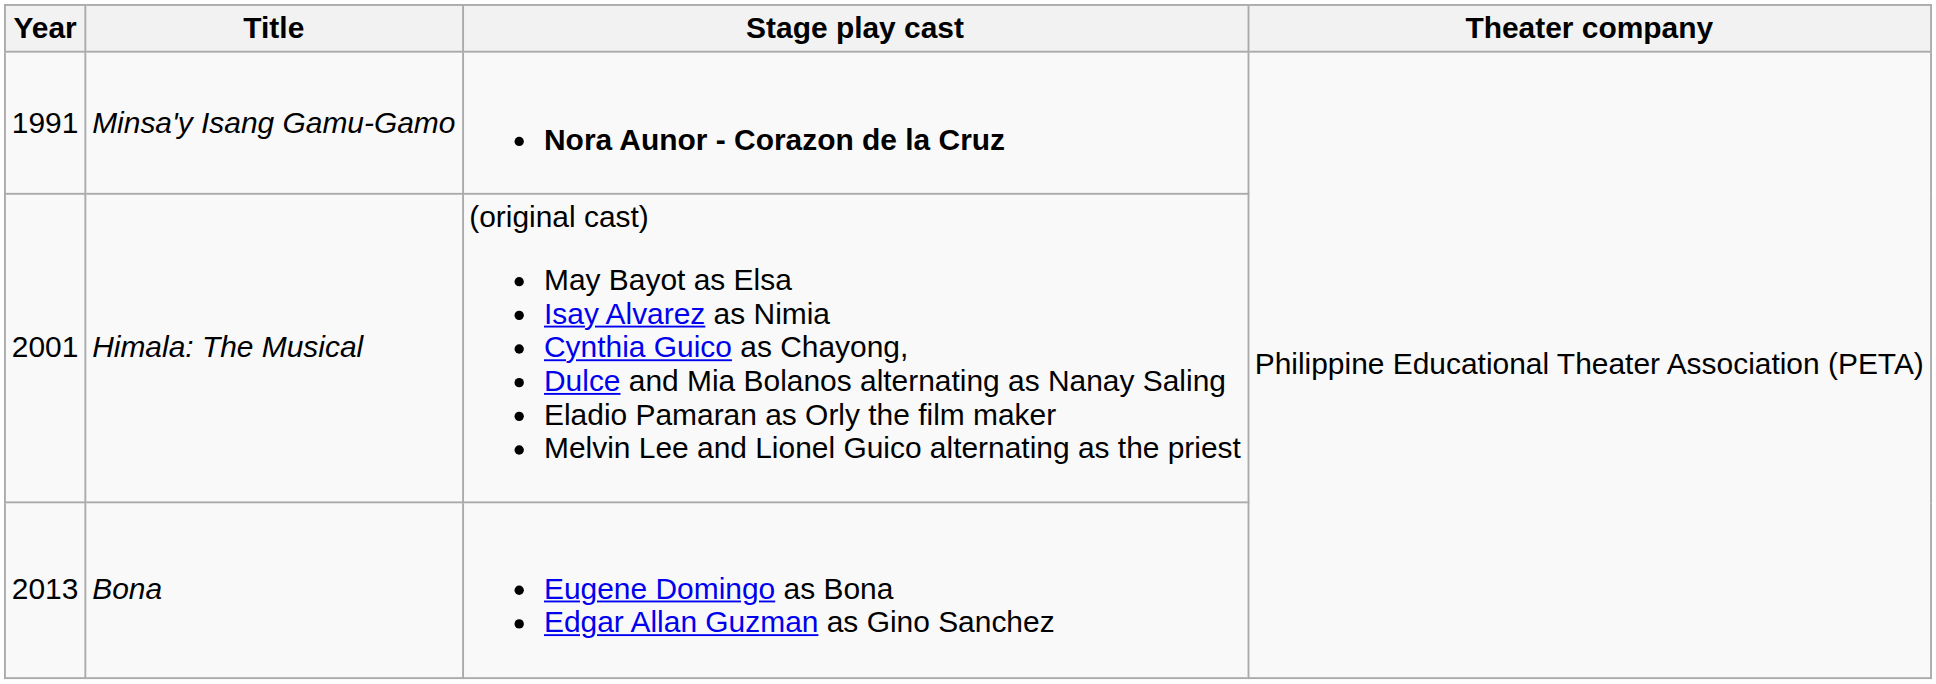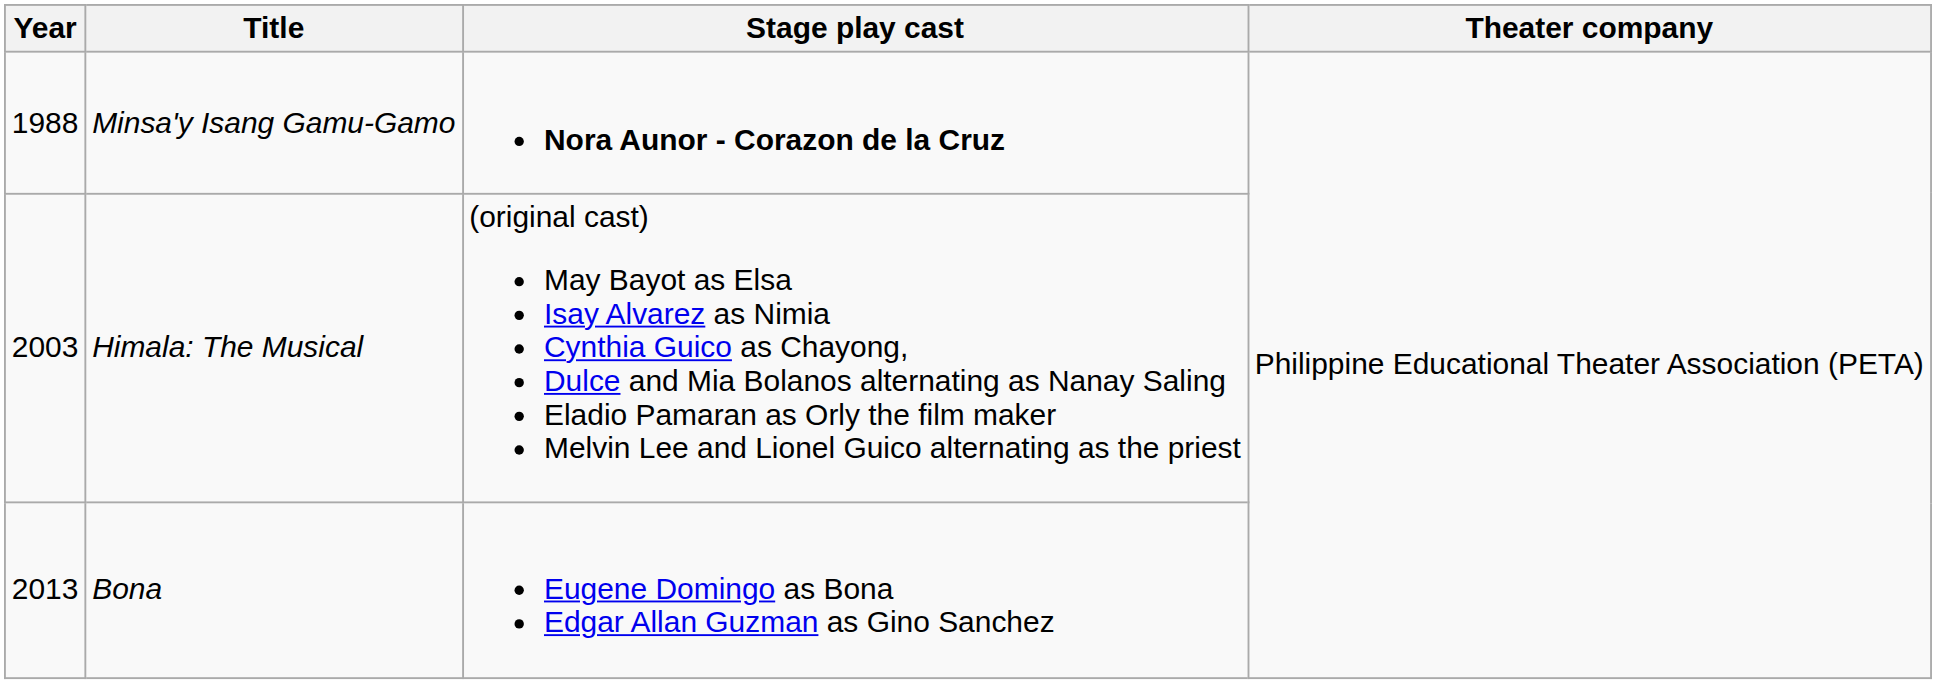(45, 122) 1991 -> (45, 122) 1988
(45, 347) 2001 -> (45, 347) 2003
